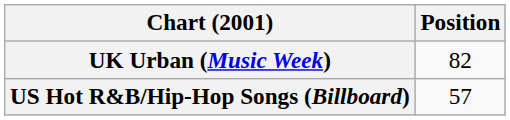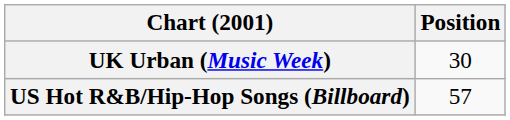(460, 59) 82 -> (460, 59) 30
